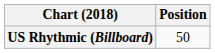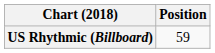(183, 37) 50 -> (183, 37) 59
